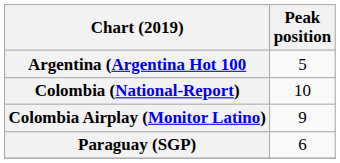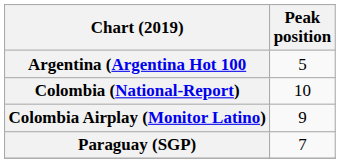(302, 144) 6 -> (302, 144) 7
